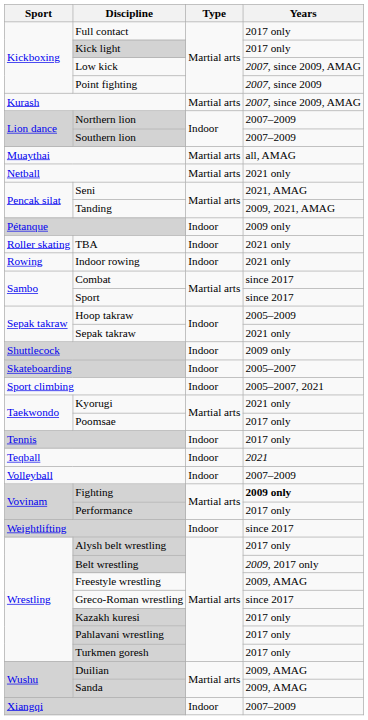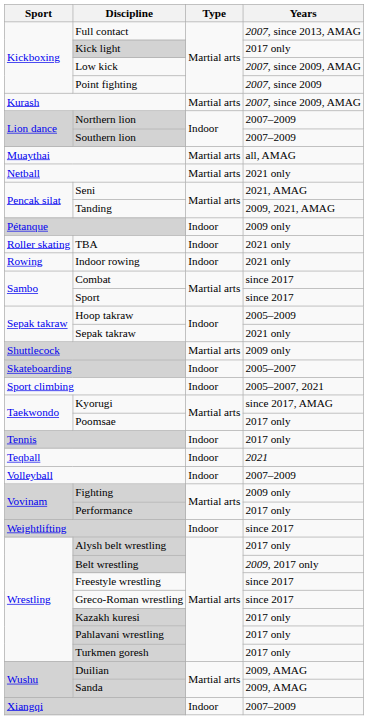(268, 31) 2017 only -> (303, 31) 2007, since 2013, AMAG
(203, 350) Indoor -> (214, 350) Martial arts
(268, 404) 2021 only -> (289, 404) since 2017, AMAG
(268, 492) bold -> (268, 492) normal
(276, 581) 2009, AMAG -> (270, 581) since 2017
